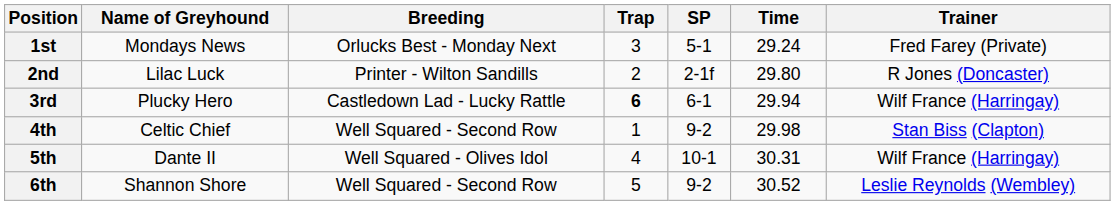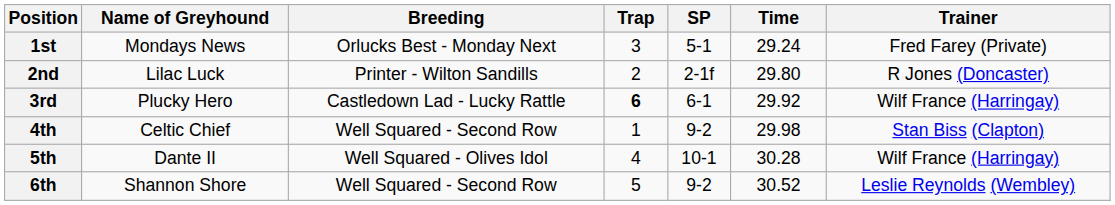(779, 102) 29.94 -> (779, 102) 29.92
(779, 158) 30.31 -> (779, 158) 30.28
